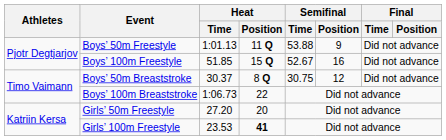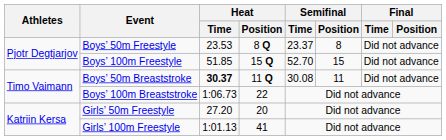(219, 46) 1:01.13 -> (219, 46) 23.53
(262, 46) 11 Q -> (262, 46) 8 Q
(300, 46) 53.88 -> (300, 46) 23.37
(339, 46) 9 -> (339, 46) 8
(300, 62) 52.67 -> (300, 62) 52.70
(339, 62) 16 -> (339, 62) 15
(219, 78) normal -> (219, 78) bold
(262, 78) 8 Q -> (262, 78) 11 Q
(300, 78) 30.75 -> (300, 78) 30.08
(339, 78) 12 -> (339, 78) 11
(219, 128) 23.53 -> (219, 128) 1:01.13
(262, 128) bold -> (262, 128) normal
